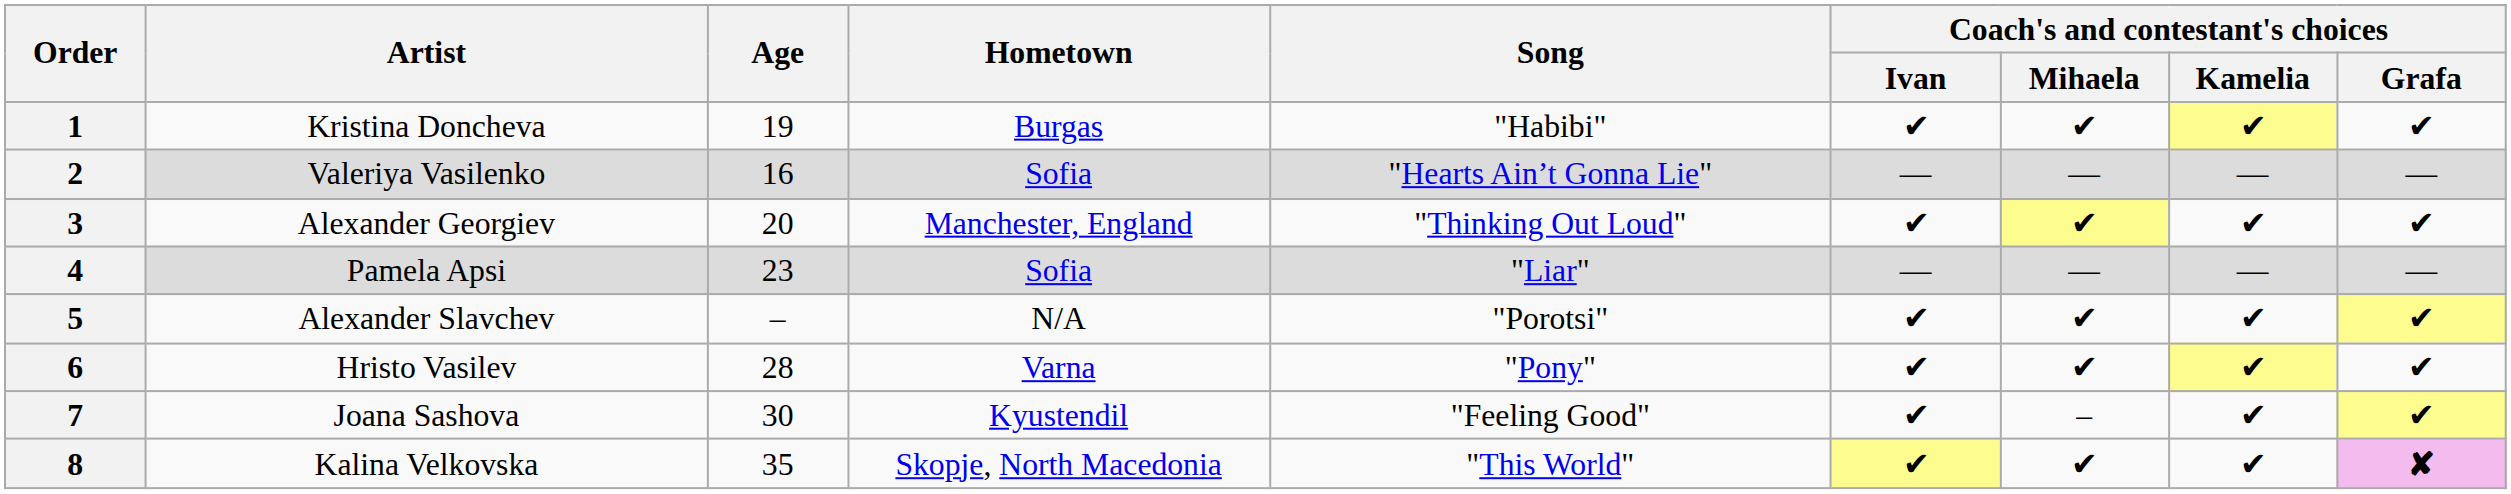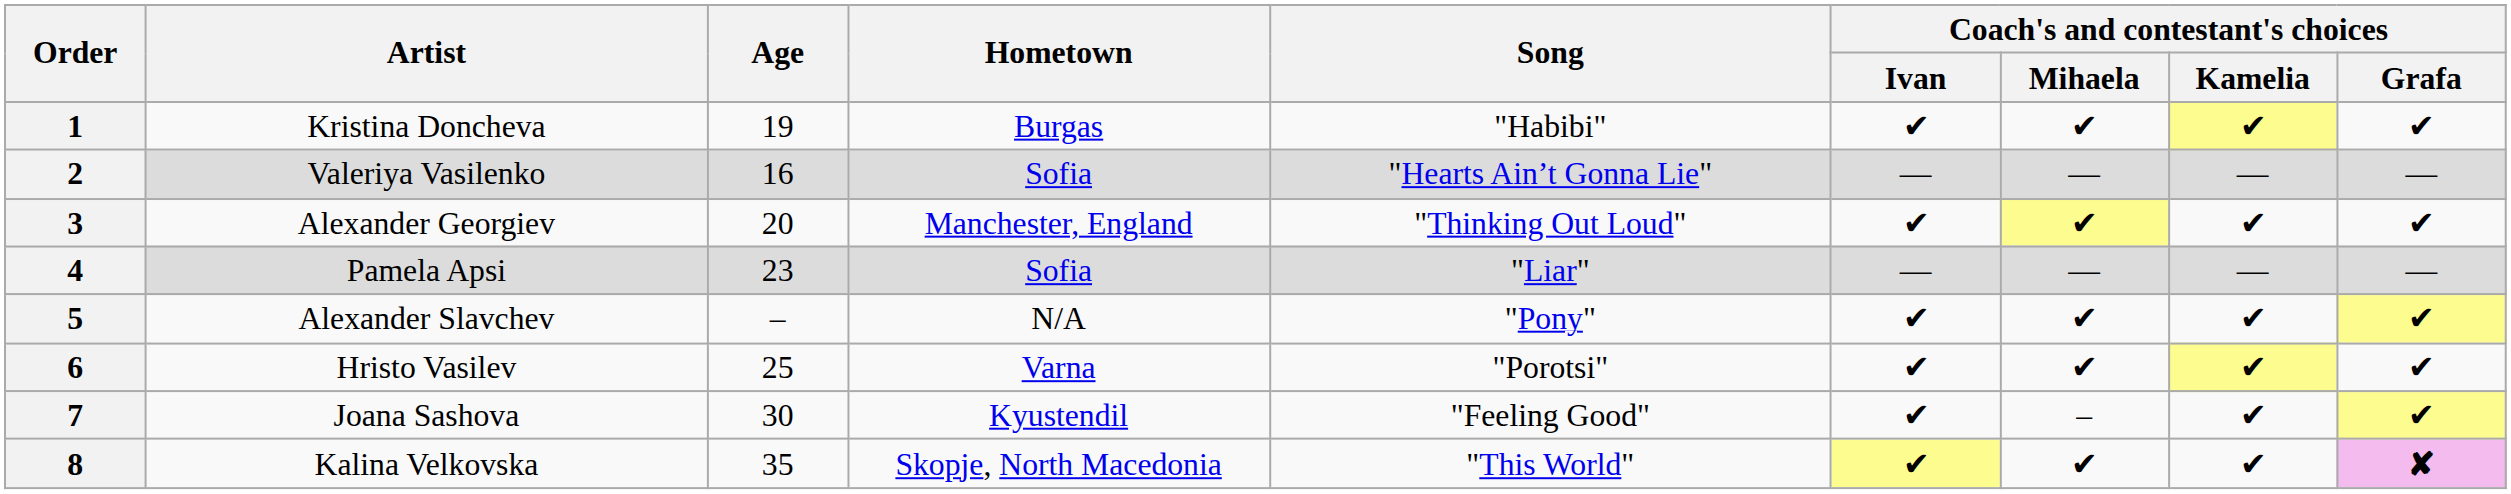(1550, 319) "Porotsi" -> (1550, 319) "Pony"
(778, 367) 28 -> (778, 367) 25
(1550, 367) "Pony" -> (1550, 367) "Porotsi"
